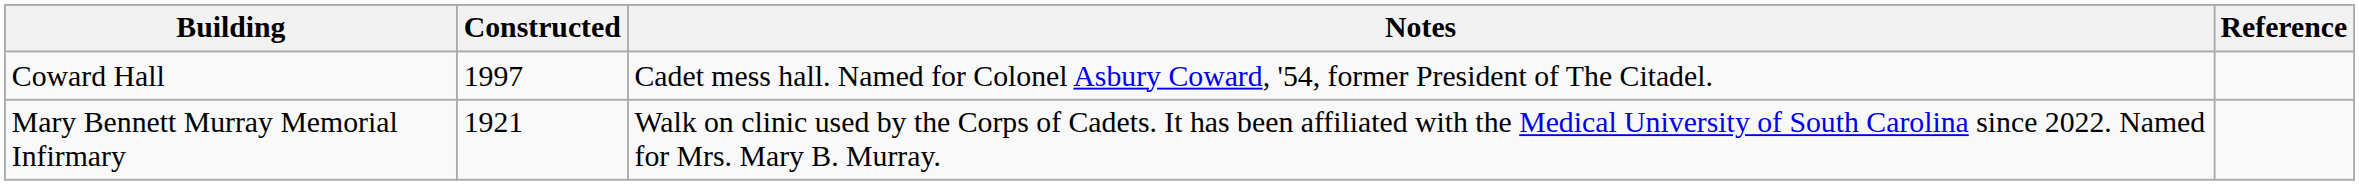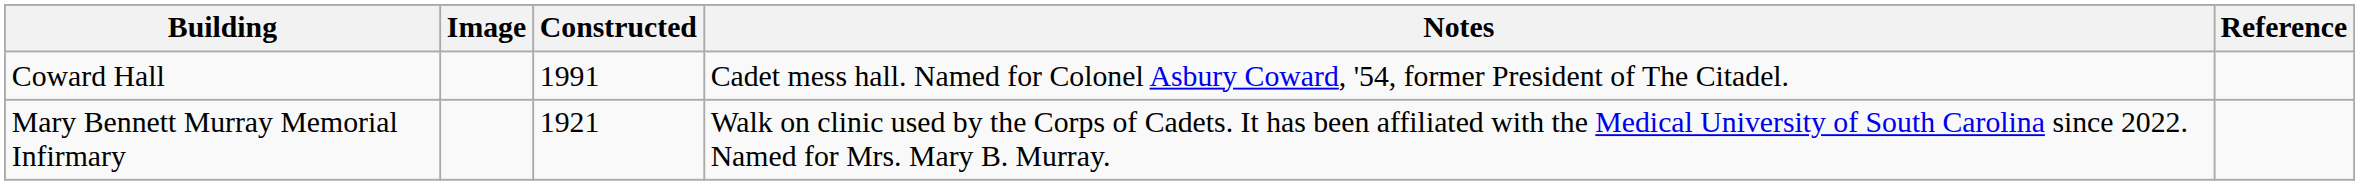+ column: (486, 28)
(493, 75) 1997 -> (570, 75) 1991
